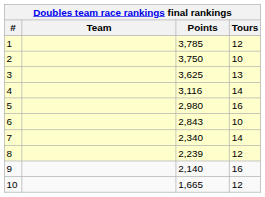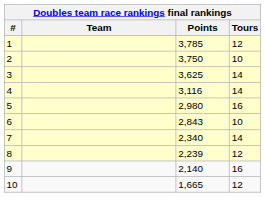(237, 75) 13 -> (237, 75) 14
